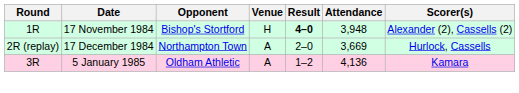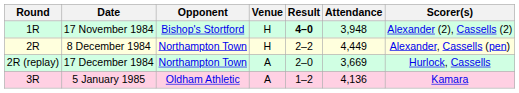+ row: (109, 46)
